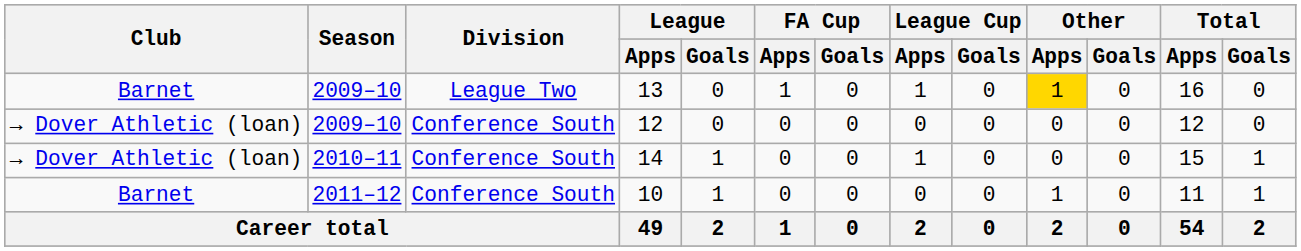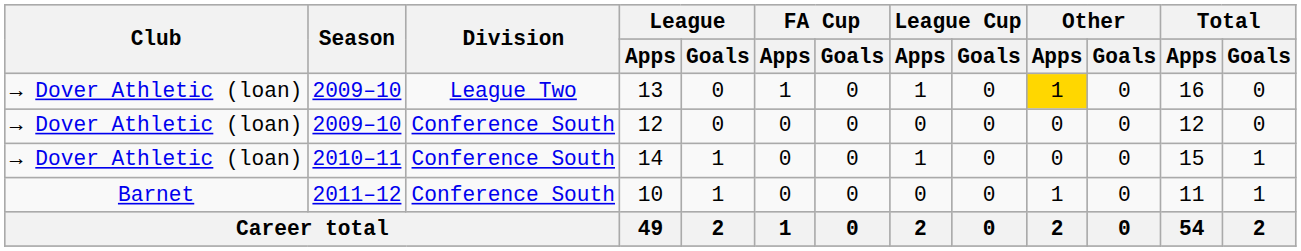(156, 91) Barnet -> (156, 91) → Dover Athletic (loan)
